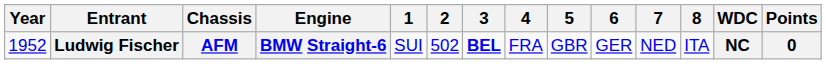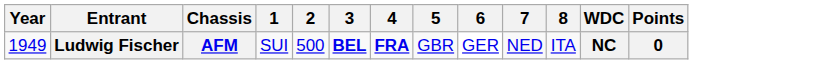- column: (323, 18)
(27, 45) 1952 -> (27, 45) 1949
(445, 45) 502 -> (310, 45) 500
(526, 45) normal -> (392, 45) bold
